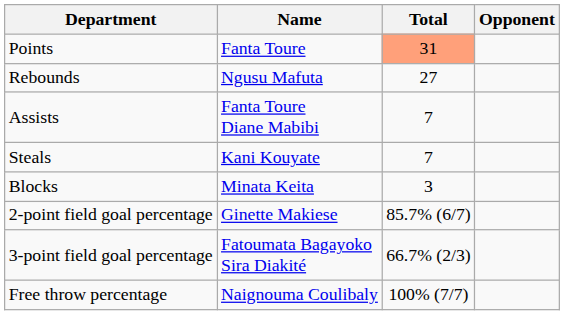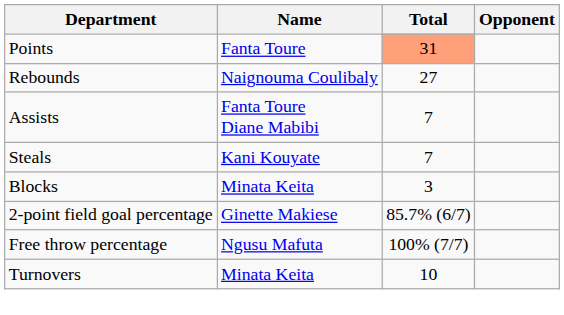(272, 77) Ngusu Mafuta -> (299, 77) Naignouma Coulibaly
- row: (111, 255)
(299, 295) Naignouma Coulibaly -> (272, 244) Ngusu Mafuta
+ row: (45, 274)
